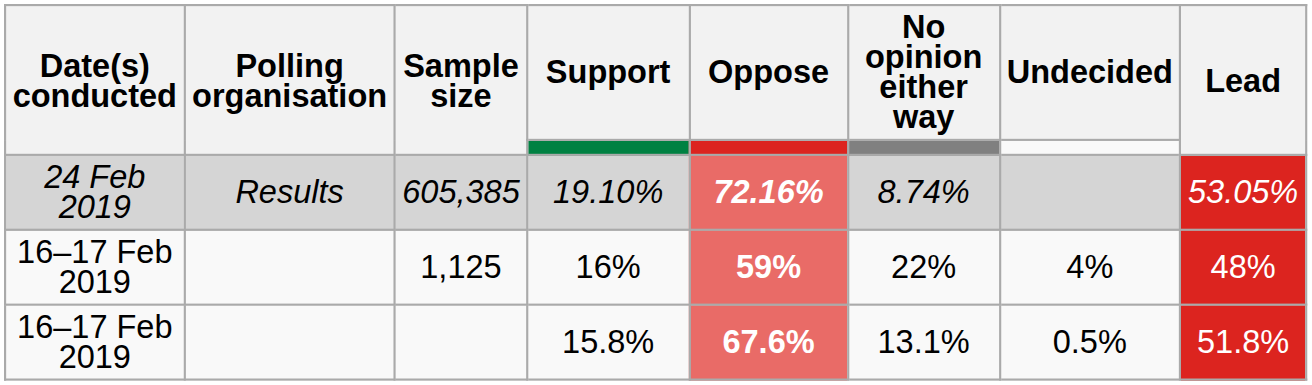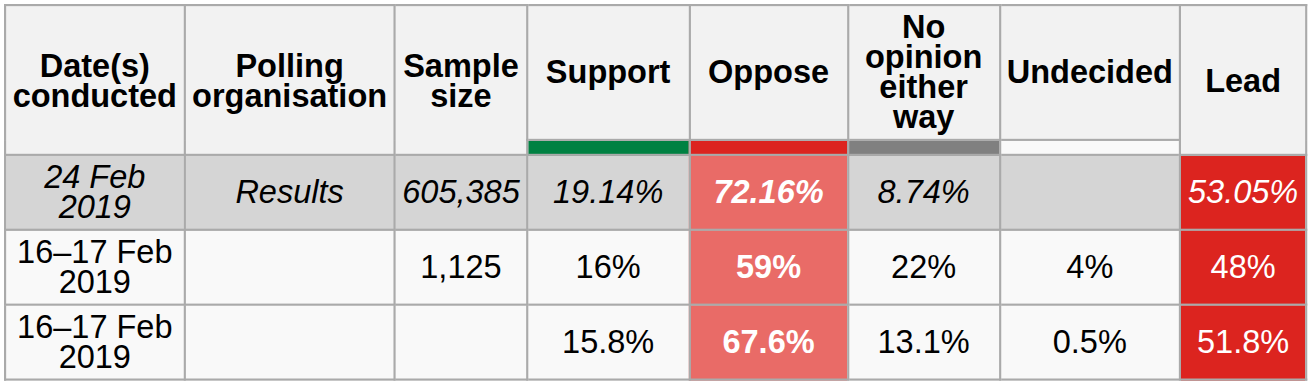(608, 192) 19.10% -> (608, 192) 19.14%
